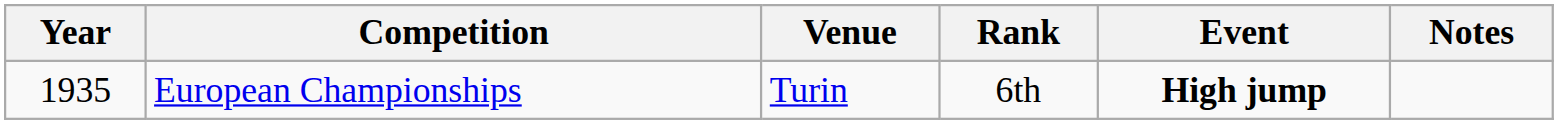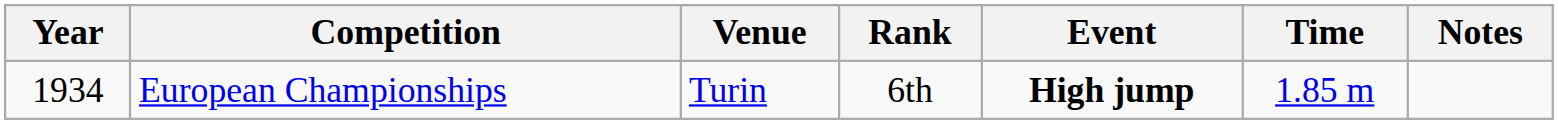+ column: (1325, 32)
(75, 89) 1935 -> (68, 89) 1934
